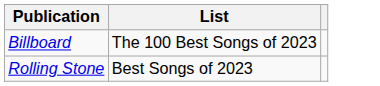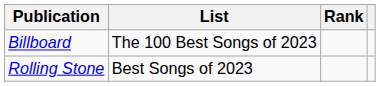+ column: (344, 17)
